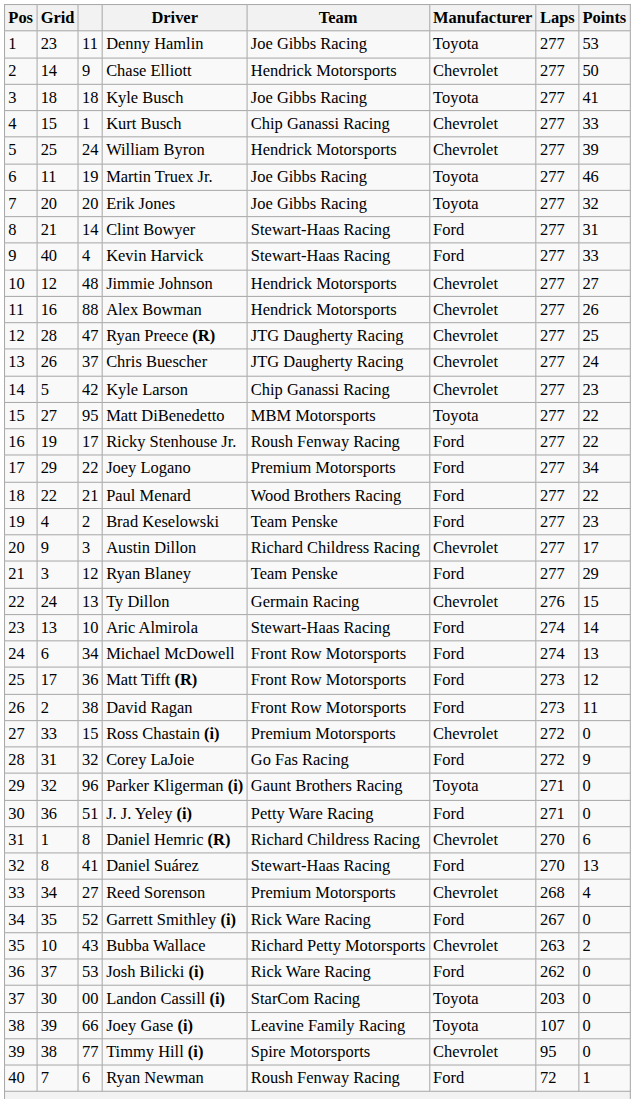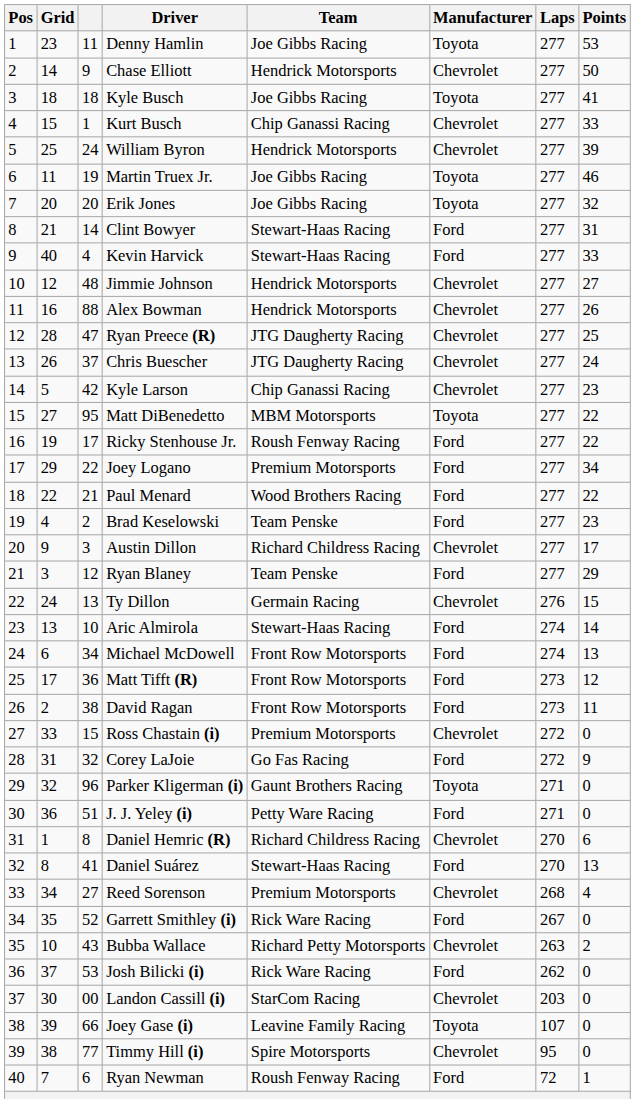(456, 998) Toyota -> (466, 998) Chevrolet
